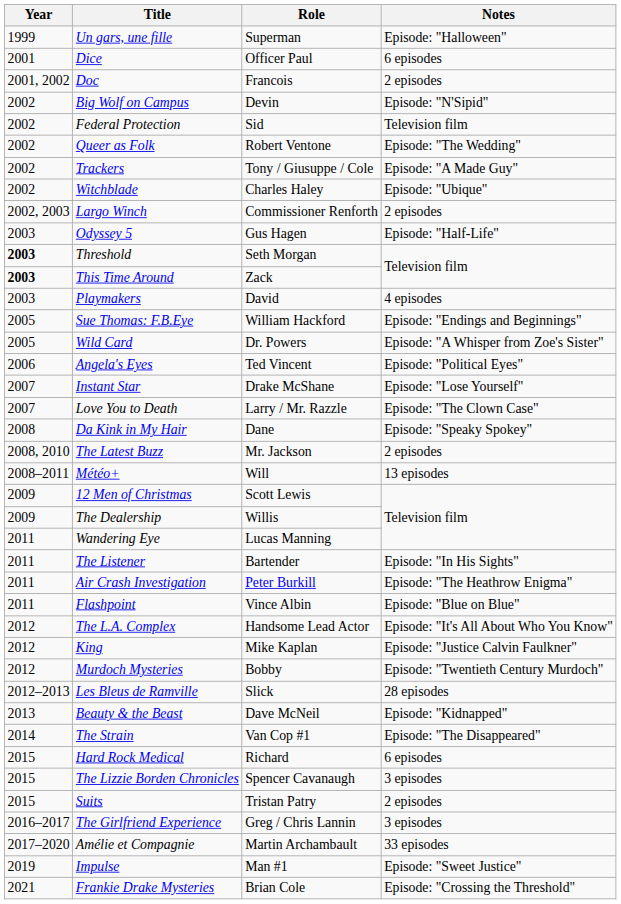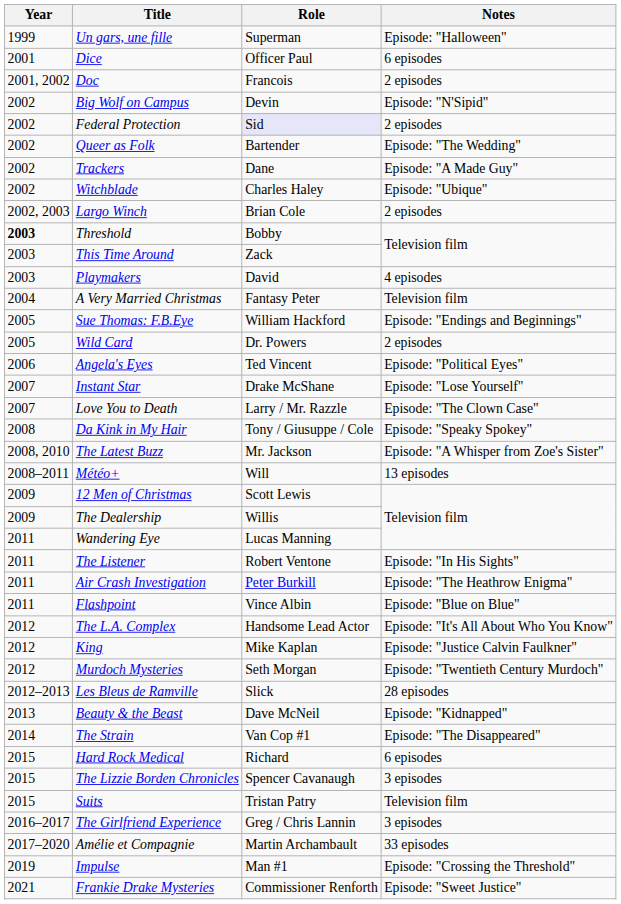(254, 124) no background -> (254, 124) lavender background
(426, 124) Television film -> (413, 124) 2 episodes
(288, 146) Robert Ventone -> (272, 146) Bartender
(309, 168) Tony / Giusuppe / Cole -> (260, 168) Dane
(311, 211) Commissioner Renforth -> (275, 211) Brian Cole
- row: (104, 233)
(281, 255) Seth Morgan -> (264, 233) Bobby
(21, 277) bold -> (21, 255) normal
+ row: (149, 299)
(494, 342) Episode: "A Whisper from Zoe's Sister" -> (413, 342) 2 episodes
(260, 430) Dane -> (309, 430) Tony / Giusuppe / Cole
(413, 451) 2 episodes -> (494, 451) Episode: "A Whisper from Zoe's Sister"
(272, 560) Bartender -> (288, 560) Robert Ventone
(264, 670) Bobby -> (281, 670) Seth Morgan
(413, 801) 2 episodes -> (426, 801) Television film
(453, 866) Episode: "Sweet Justice" -> (480, 866) Episode: "Crossing the Threshold"
(275, 888) Brian Cole -> (311, 888) Commissioner Renforth
(480, 888) Episode: "Crossing the Threshold" -> (453, 888) Episode: "Sweet Justice"
